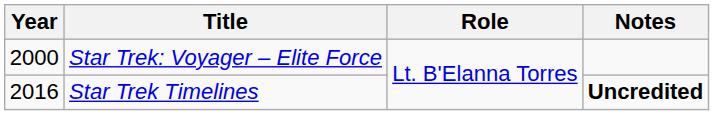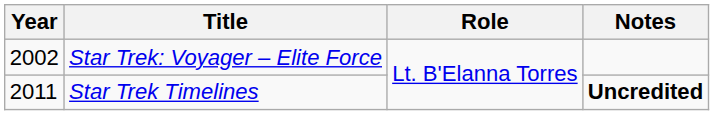(34, 57) 2000 -> (34, 57) 2002
(34, 92) 2016 -> (34, 92) 2011
